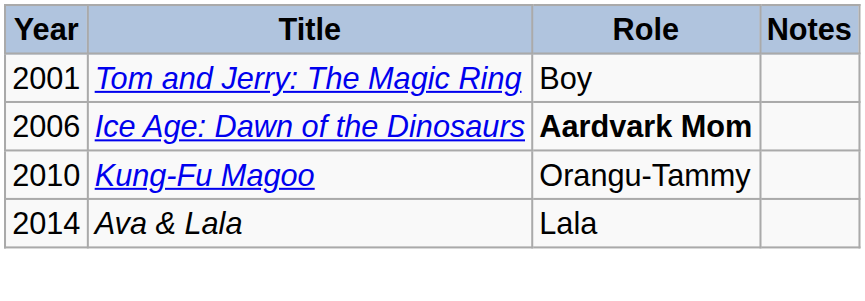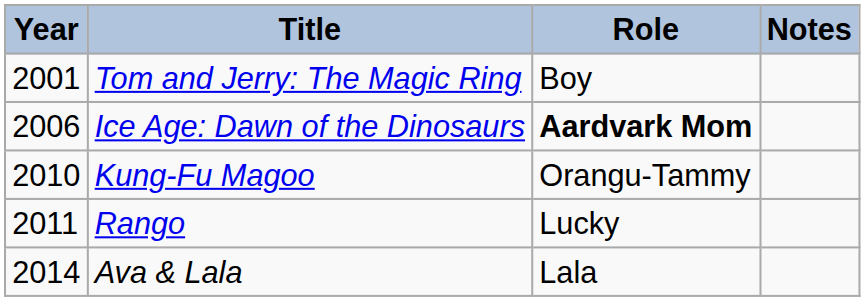+ row: (140, 224)
